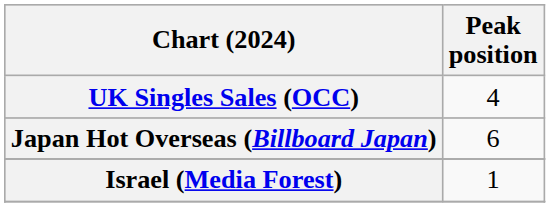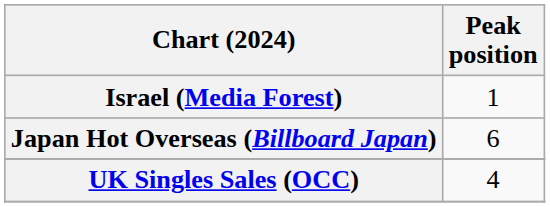rows swapped: (224, 179) <-> (224, 96)
